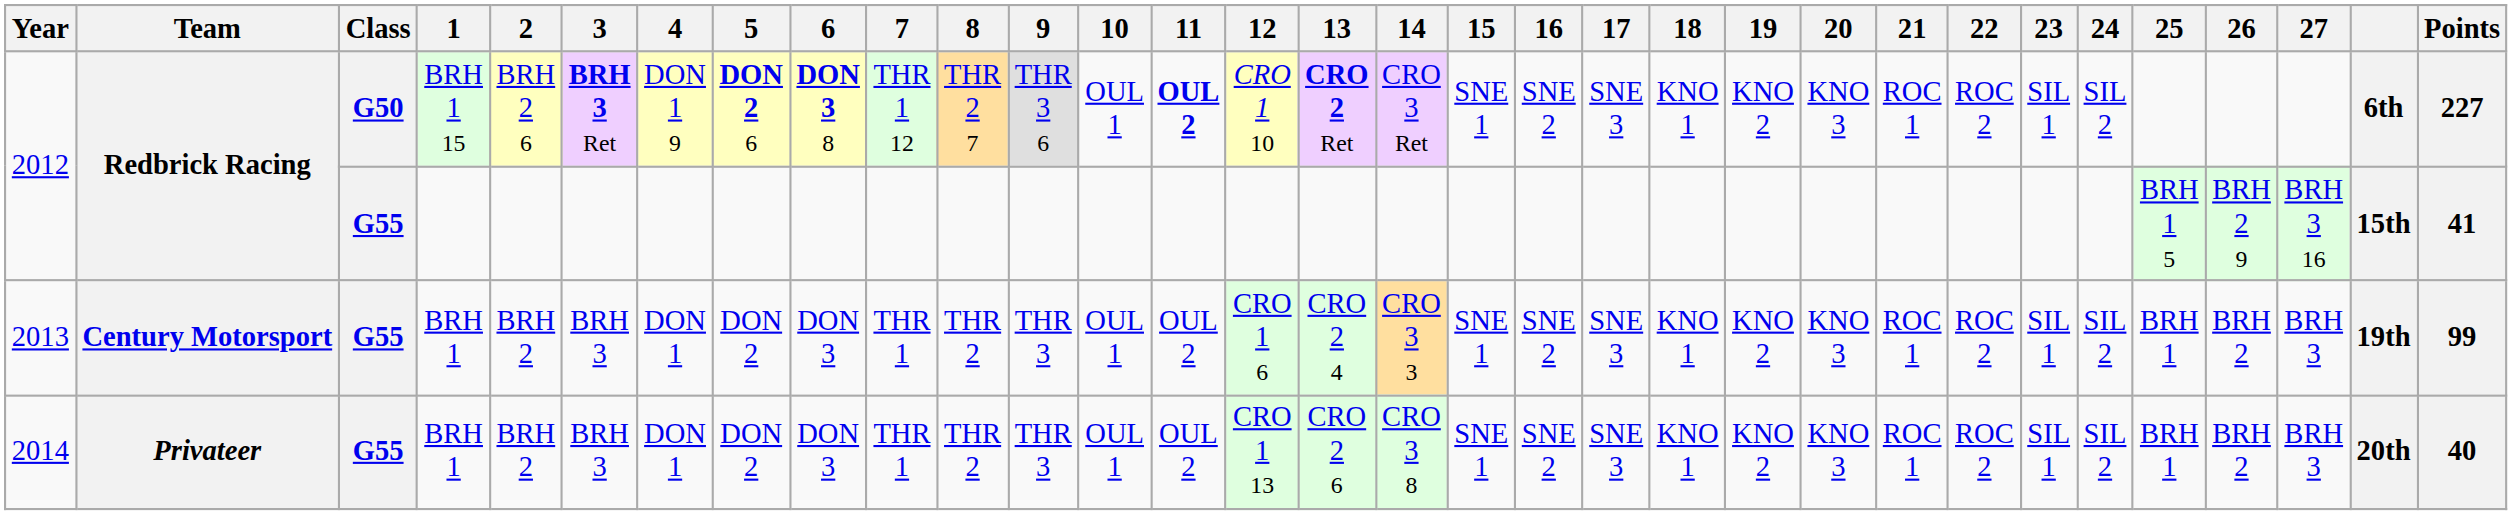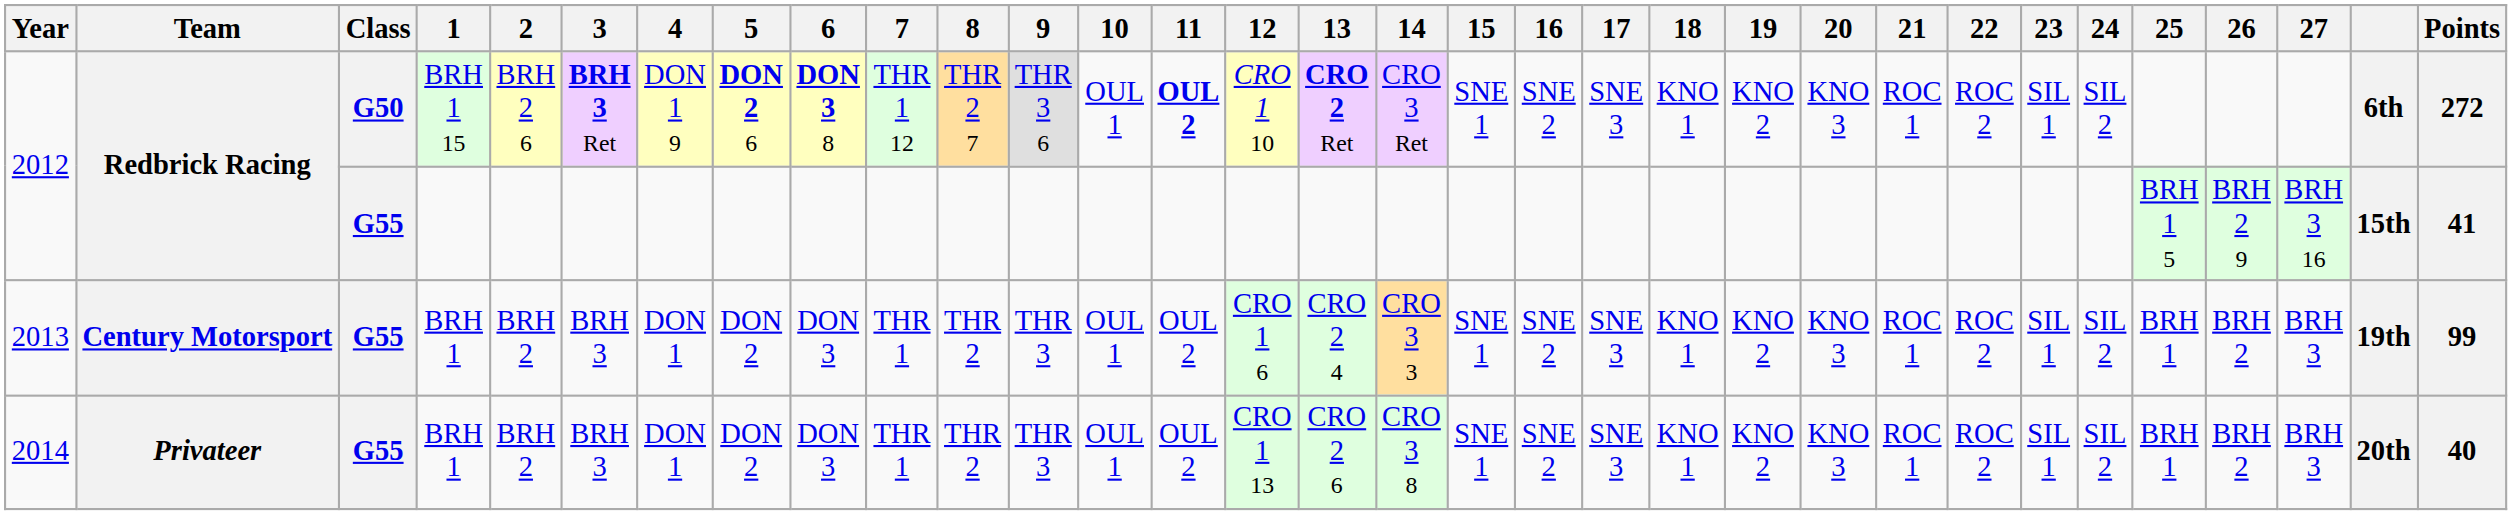(2462, 108) 227 -> (2462, 108) 272
